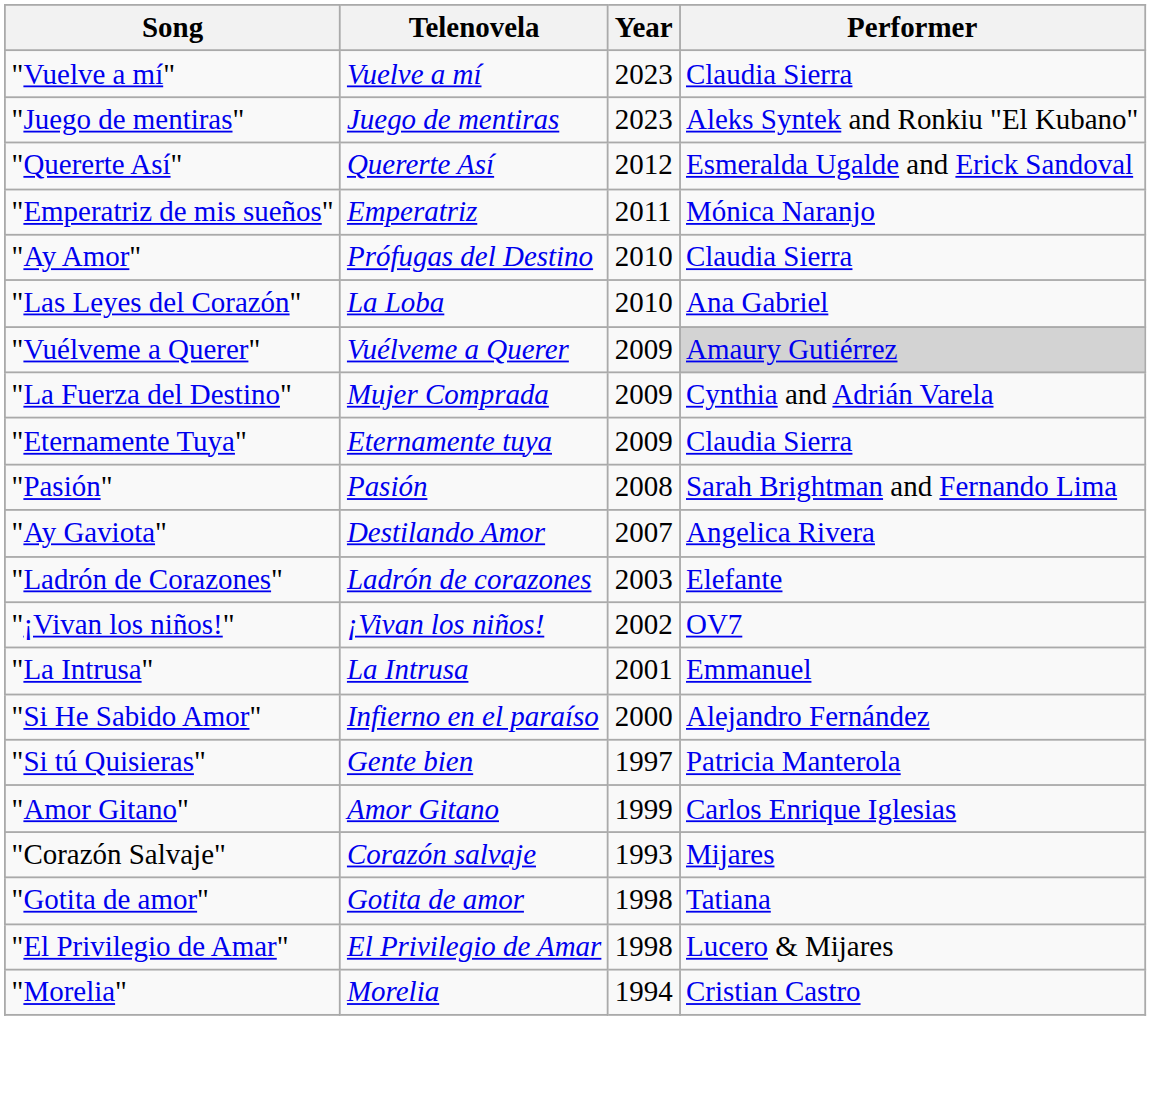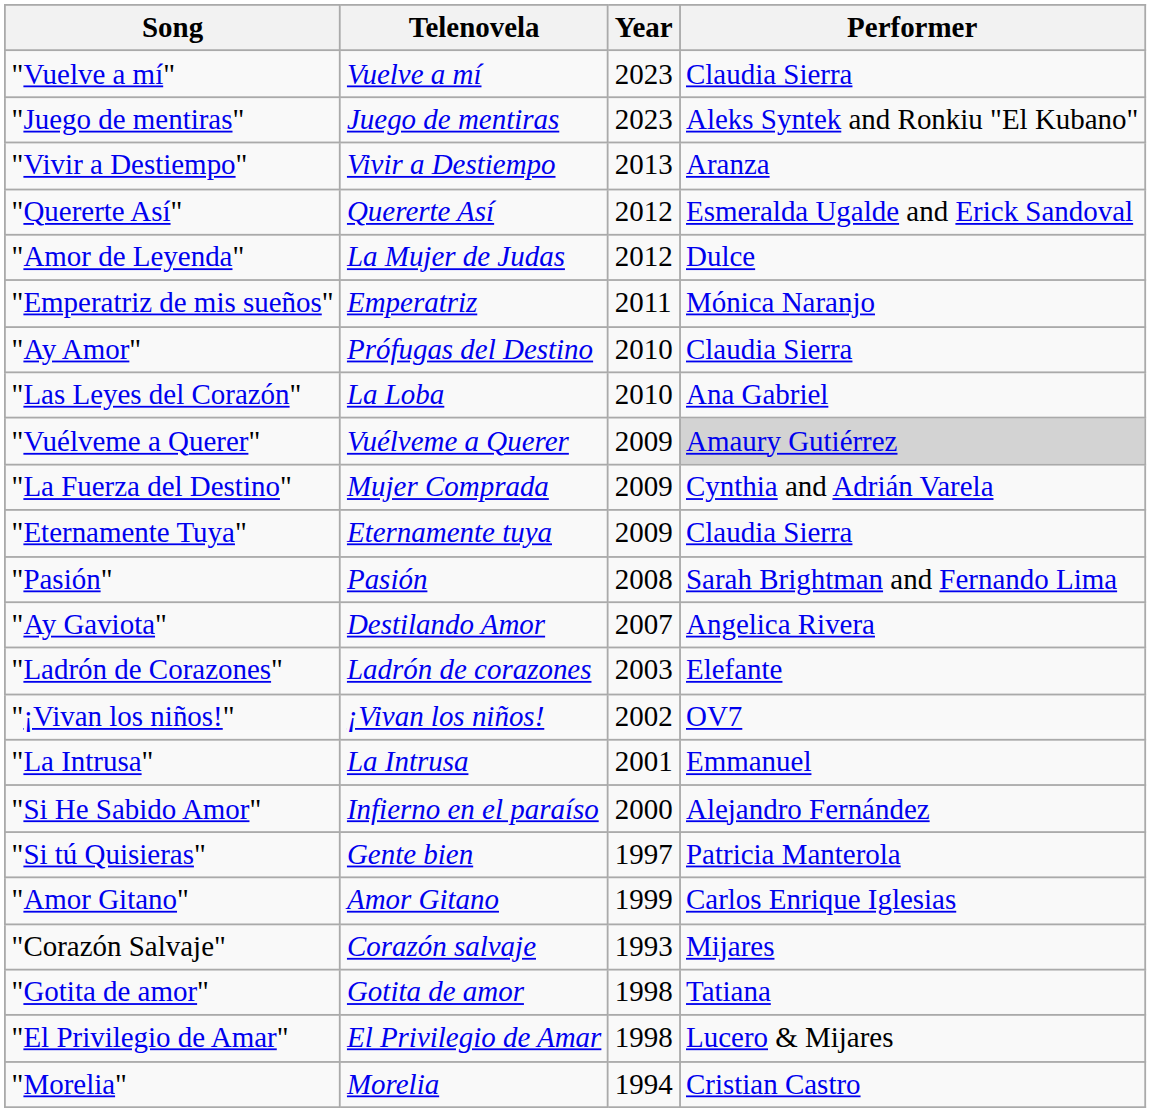+ row: (129, 165)
+ row: (128, 257)
